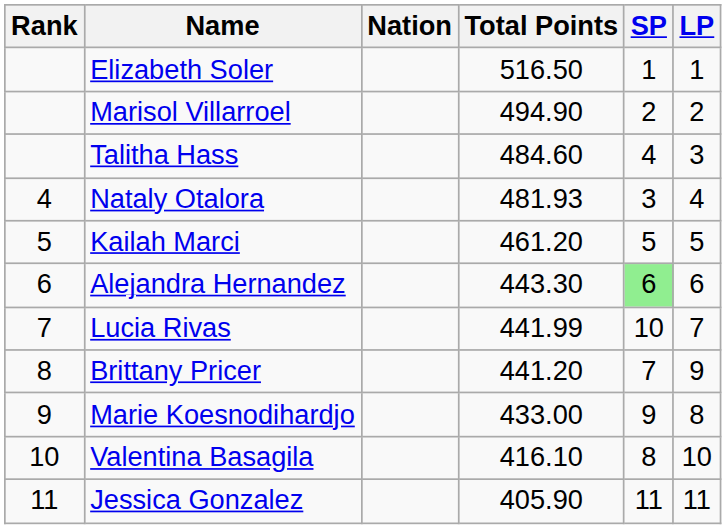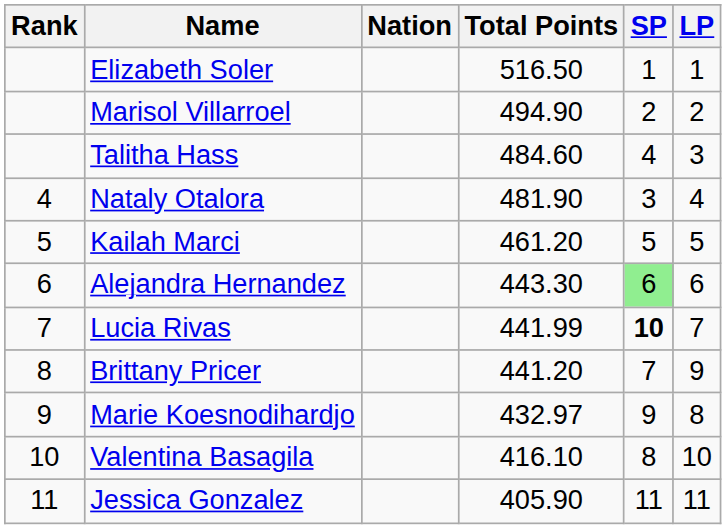(541, 198) 481.93 -> (541, 198) 481.90
(649, 328) normal -> (649, 328) bold
(541, 414) 433.00 -> (541, 414) 432.97
